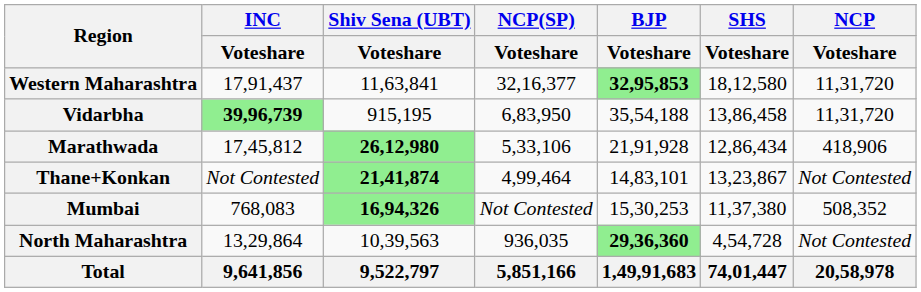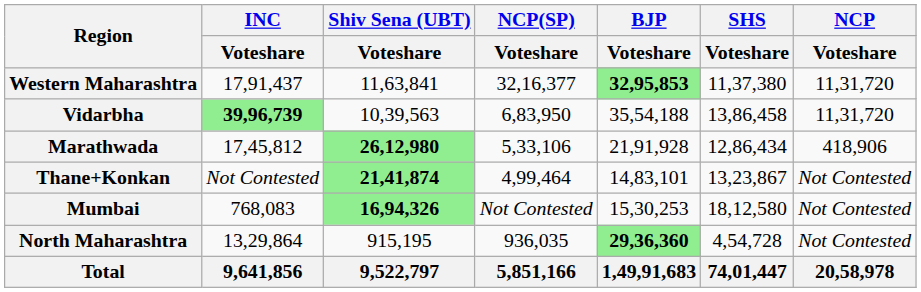(747, 83) 18,12,580 -> (747, 83) 11,37,380
(399, 114) 915,195 -> (399, 114) 10,39,563
(747, 209) 11,37,380 -> (747, 209) 18,12,580
(855, 209) 508,352 -> (855, 209) Not Contested
(399, 240) 10,39,563 -> (399, 240) 915,195
